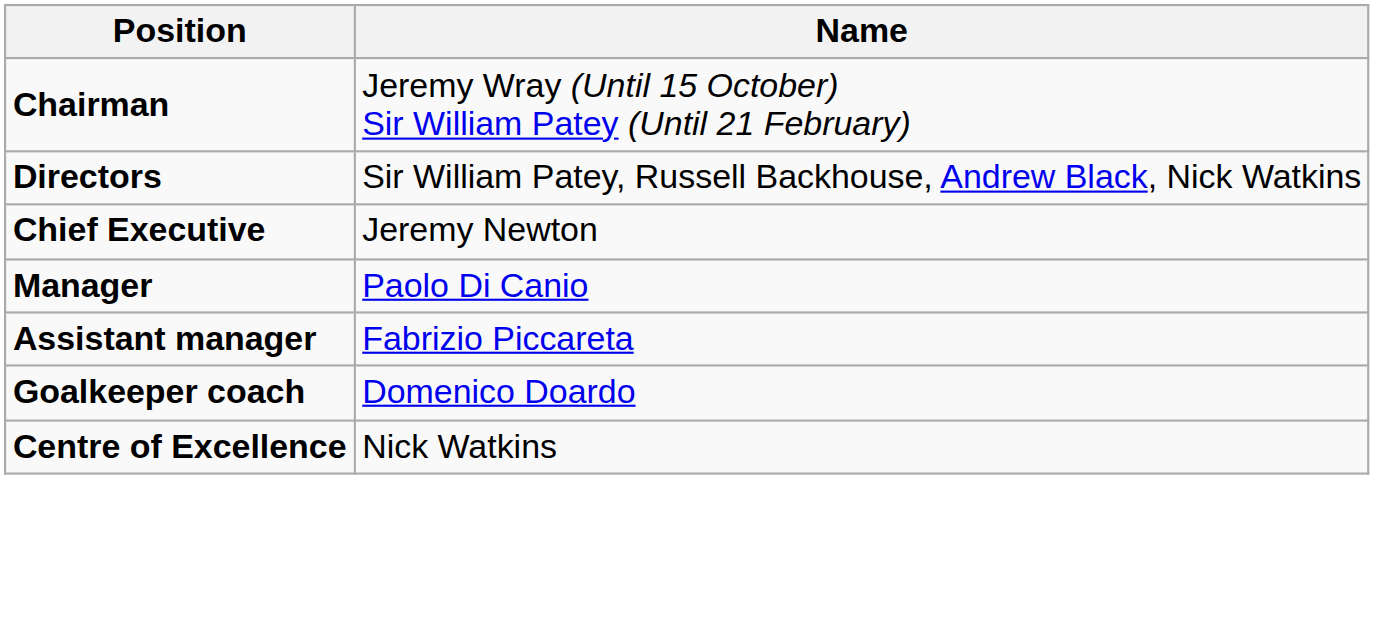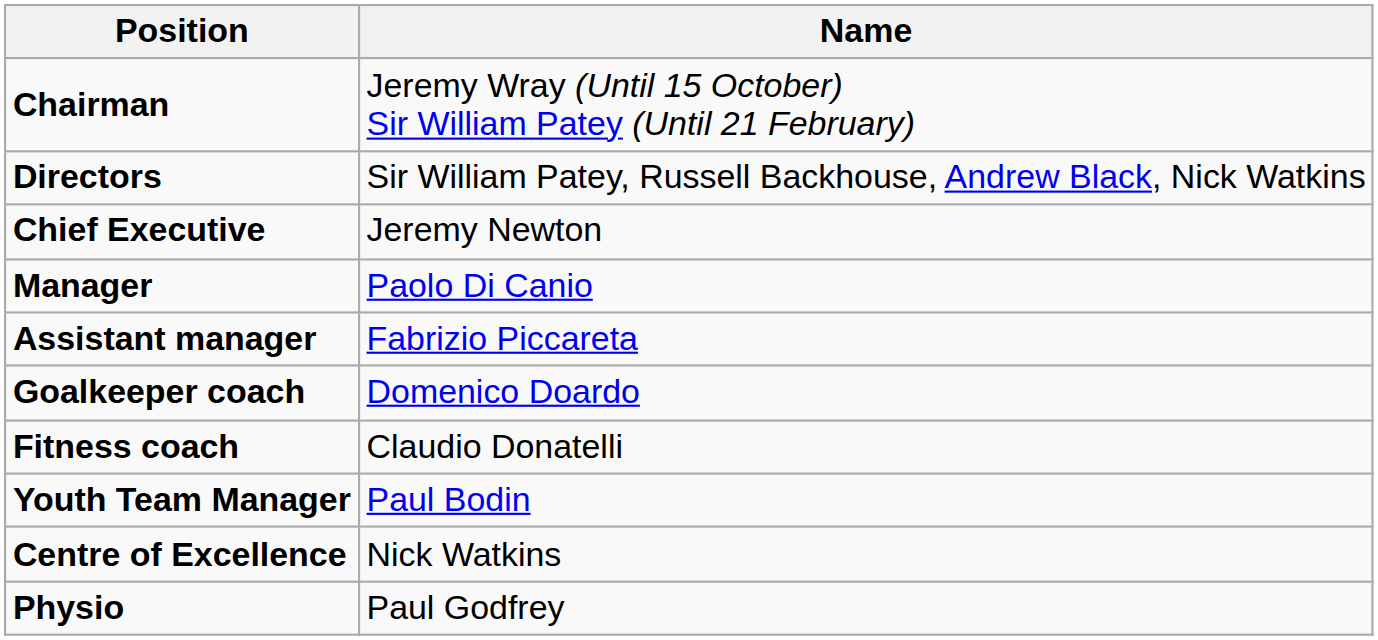+ row: (126, 446)
+ row: (182, 499)
+ row: (68, 607)
